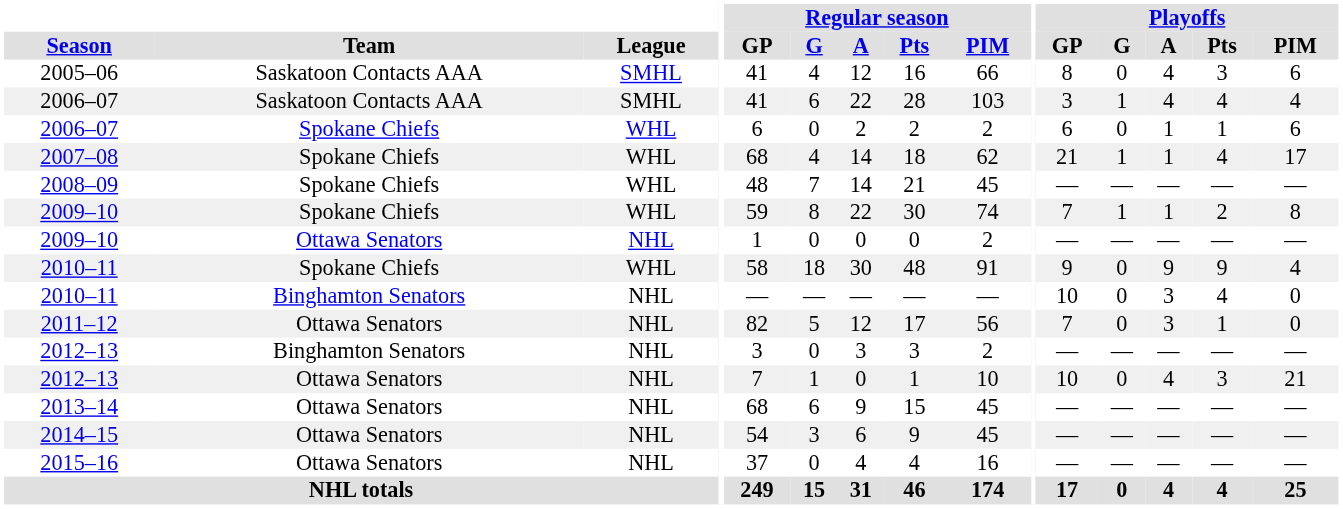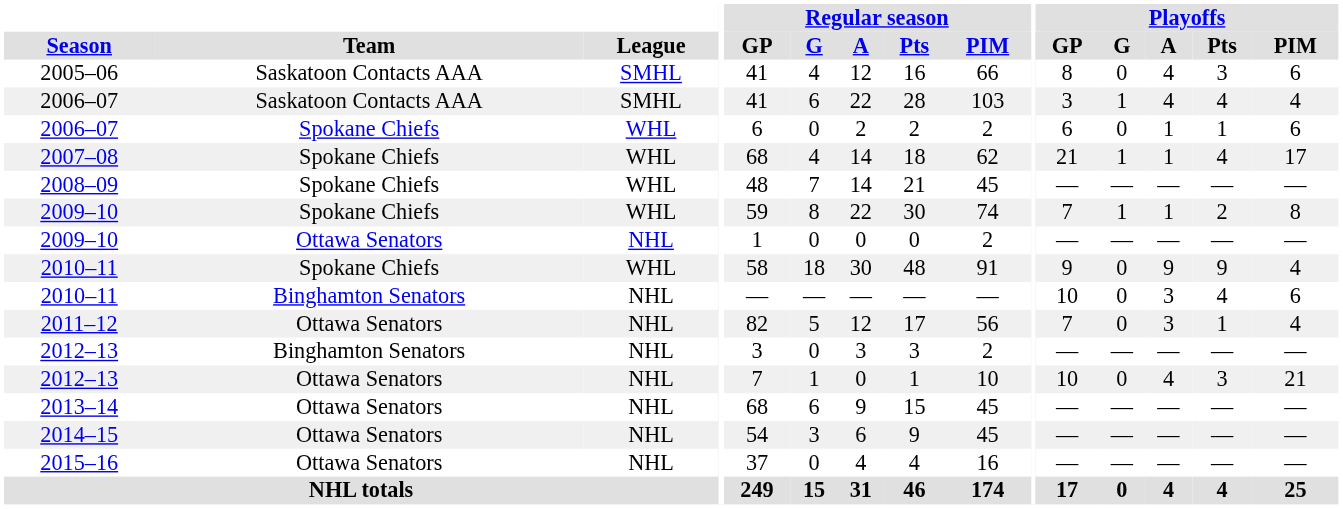(1295, 295) 0 -> (1295, 295) 6
(1295, 323) 0 -> (1295, 323) 4
